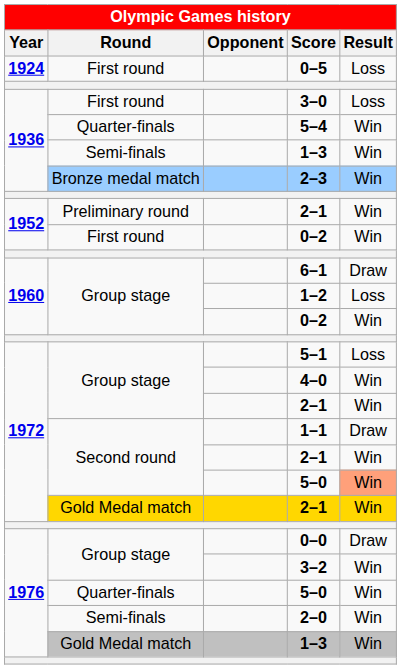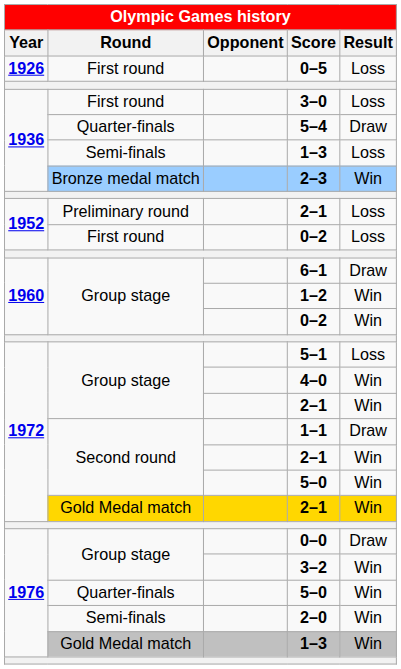(26, 68) 1924 -> (26, 68) 1926
(368, 127) Win -> (368, 127) Draw
(368, 152) Win -> (368, 152) Loss
(368, 211) Win -> (368, 211) Loss
(368, 237) Win -> (368, 237) Loss
(368, 295) Loss -> (368, 295) Win
(368, 482) lightsalmon background -> (368, 482) no background
